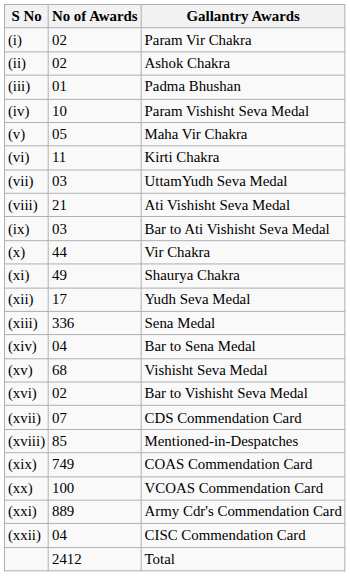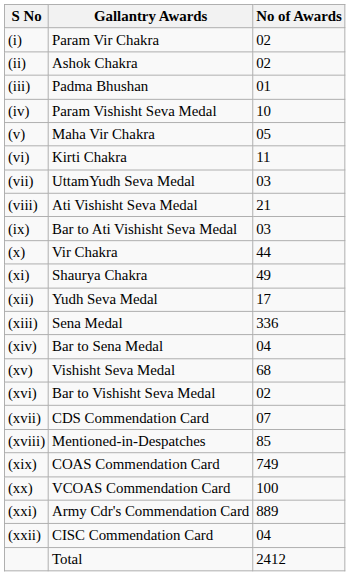columns swapped: (243, 16) <-> (95, 16)
